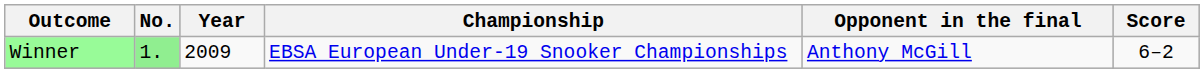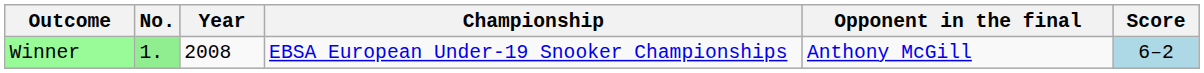(208, 53) 2009 -> (208, 53) 2008
(1156, 53) no background -> (1156, 53) lightblue background
